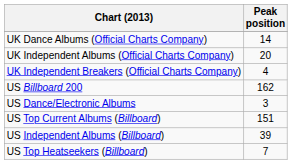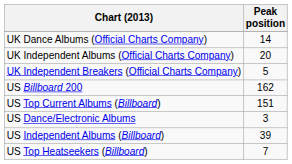(265, 71) 4 -> (265, 71) 5
rows swapped: (84, 119) <-> (71, 103)
